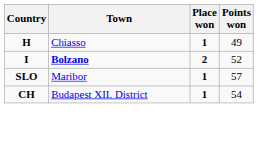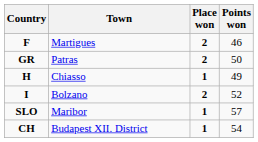+ row: (26, 42)
+ row: (26, 59)
(70, 59) bold -> (69, 94) normal
